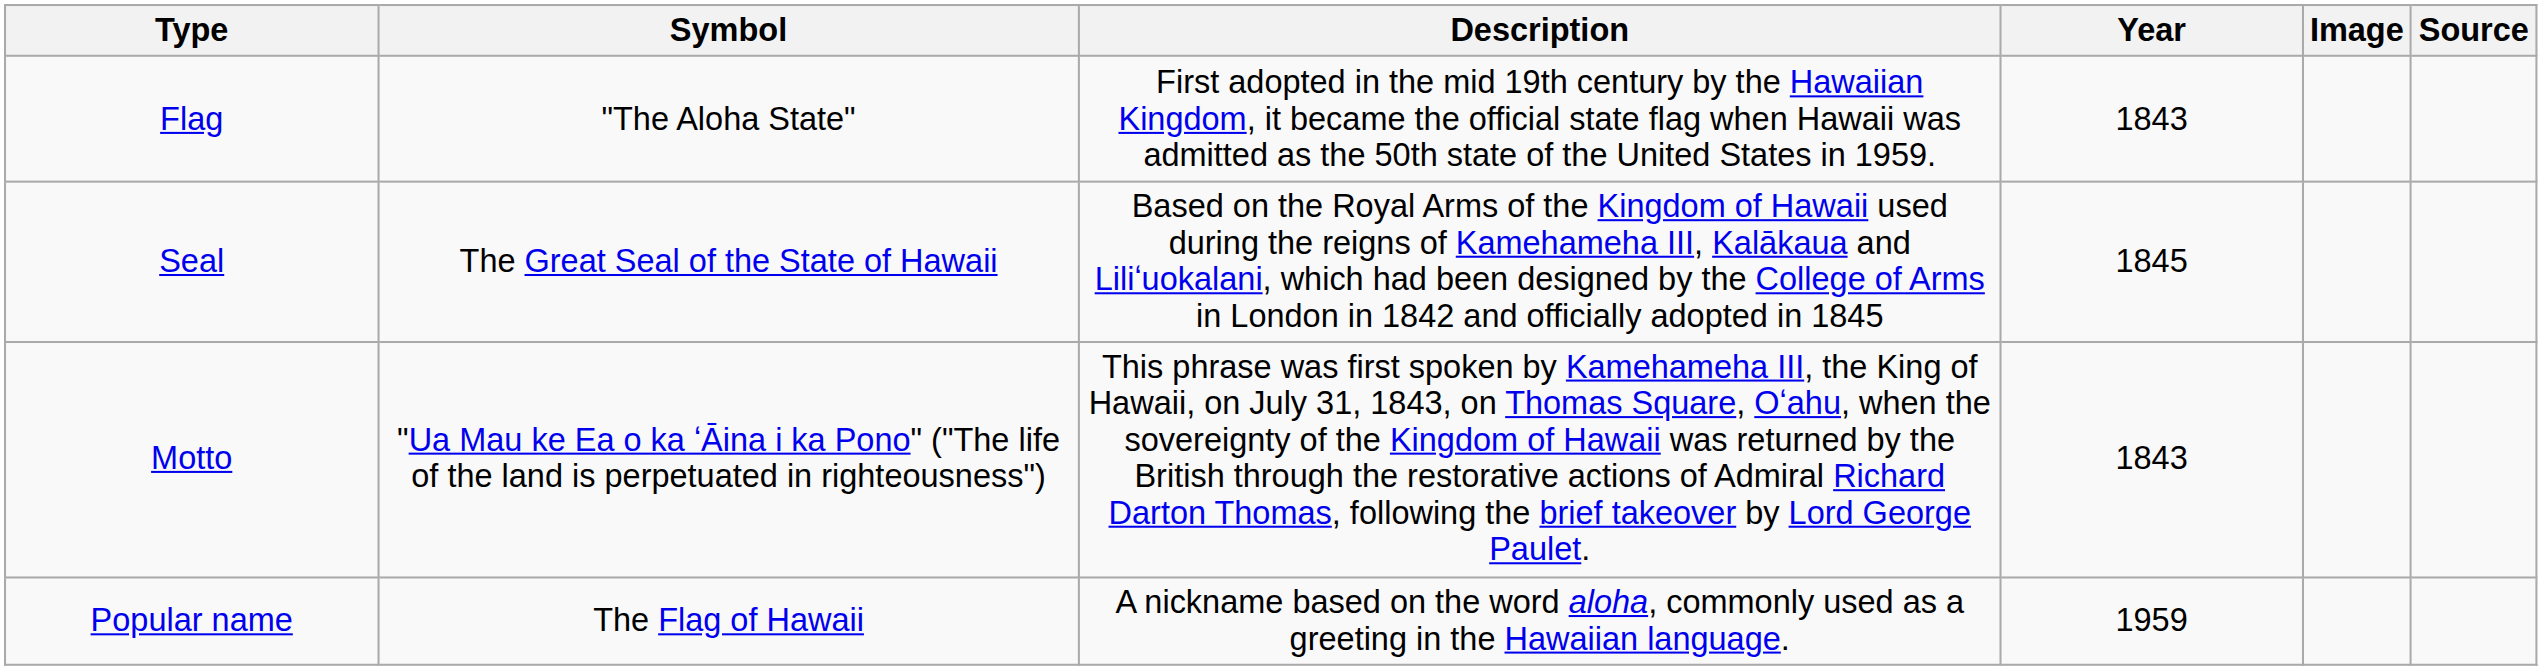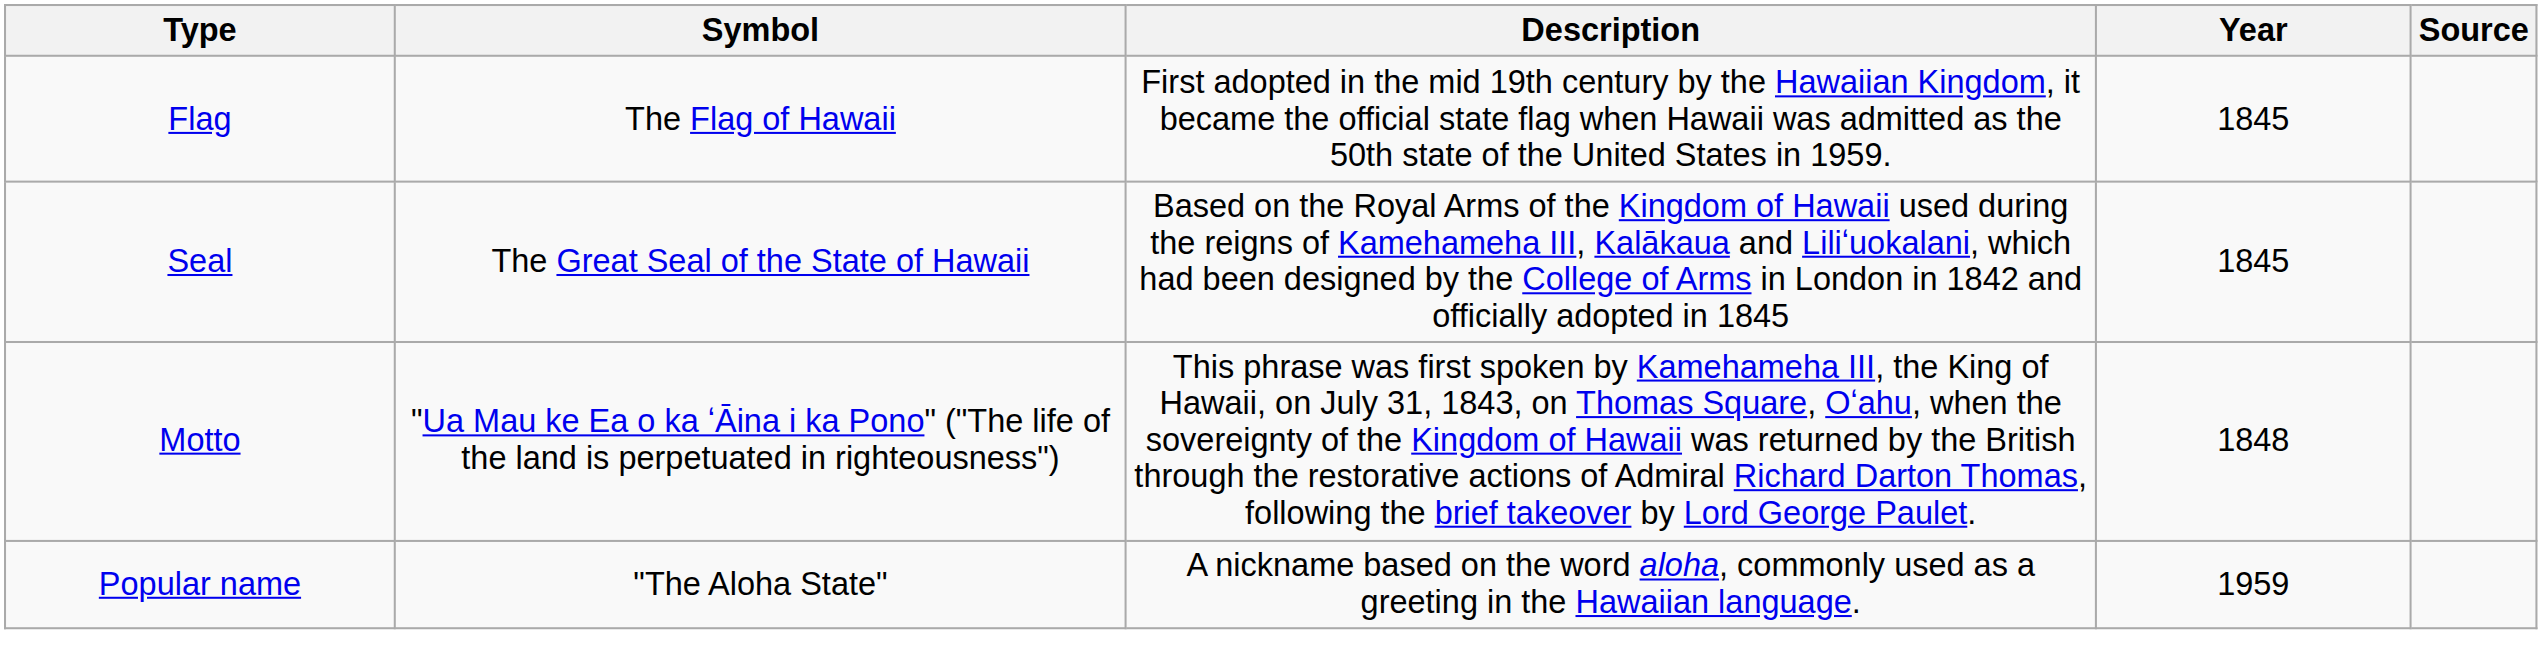- column: (2357, 30)
(729, 118) "The Aloha State" -> (760, 118) The Flag of Hawaii
(2152, 118) 1843 -> (2253, 118) 1845
(2152, 458) 1843 -> (2253, 440) 1848
(729, 619) The Flag of Hawaii -> (760, 583) "The Aloha State"
